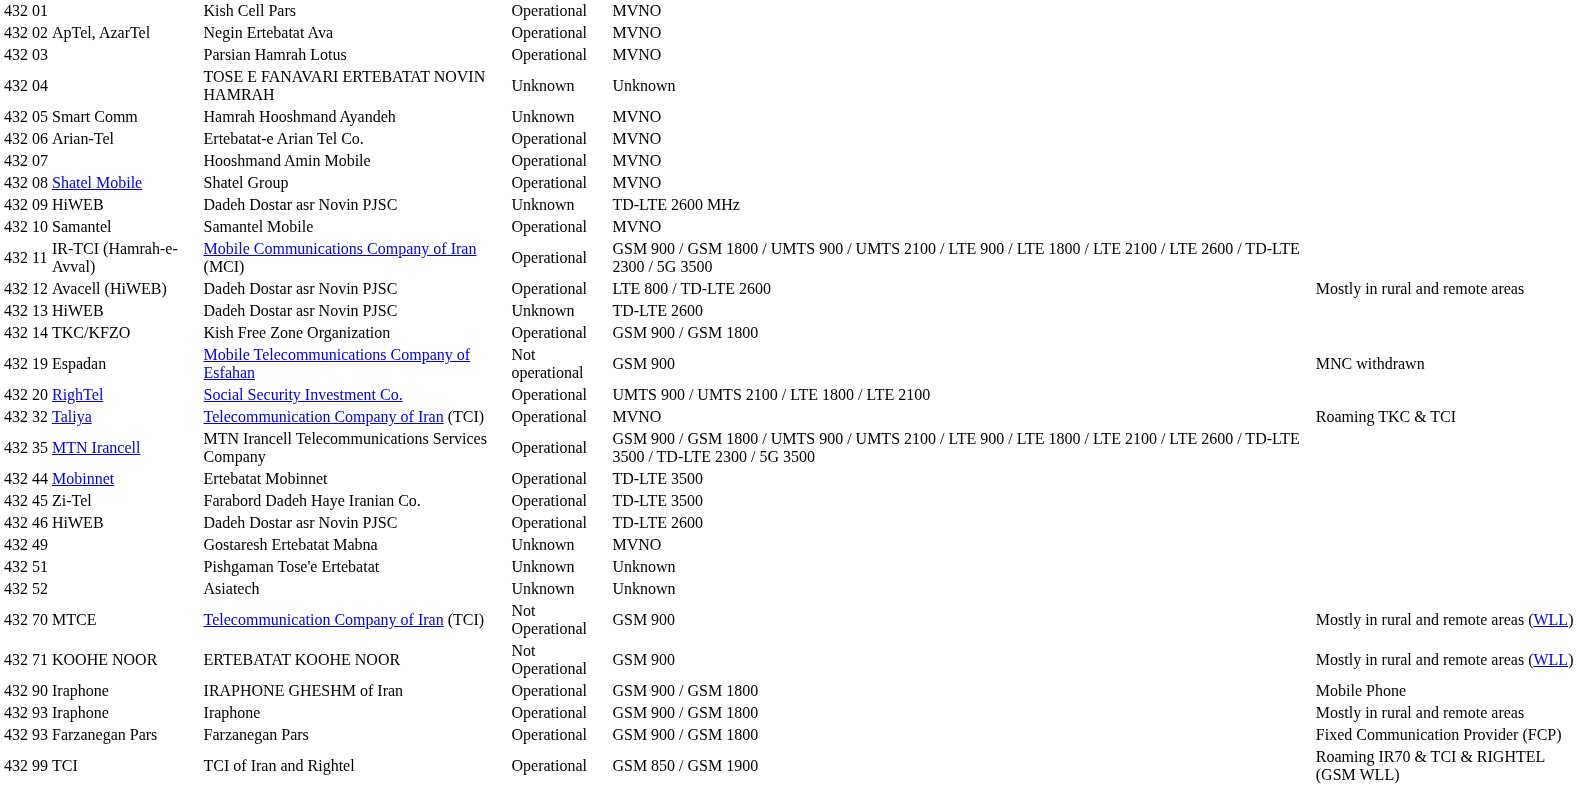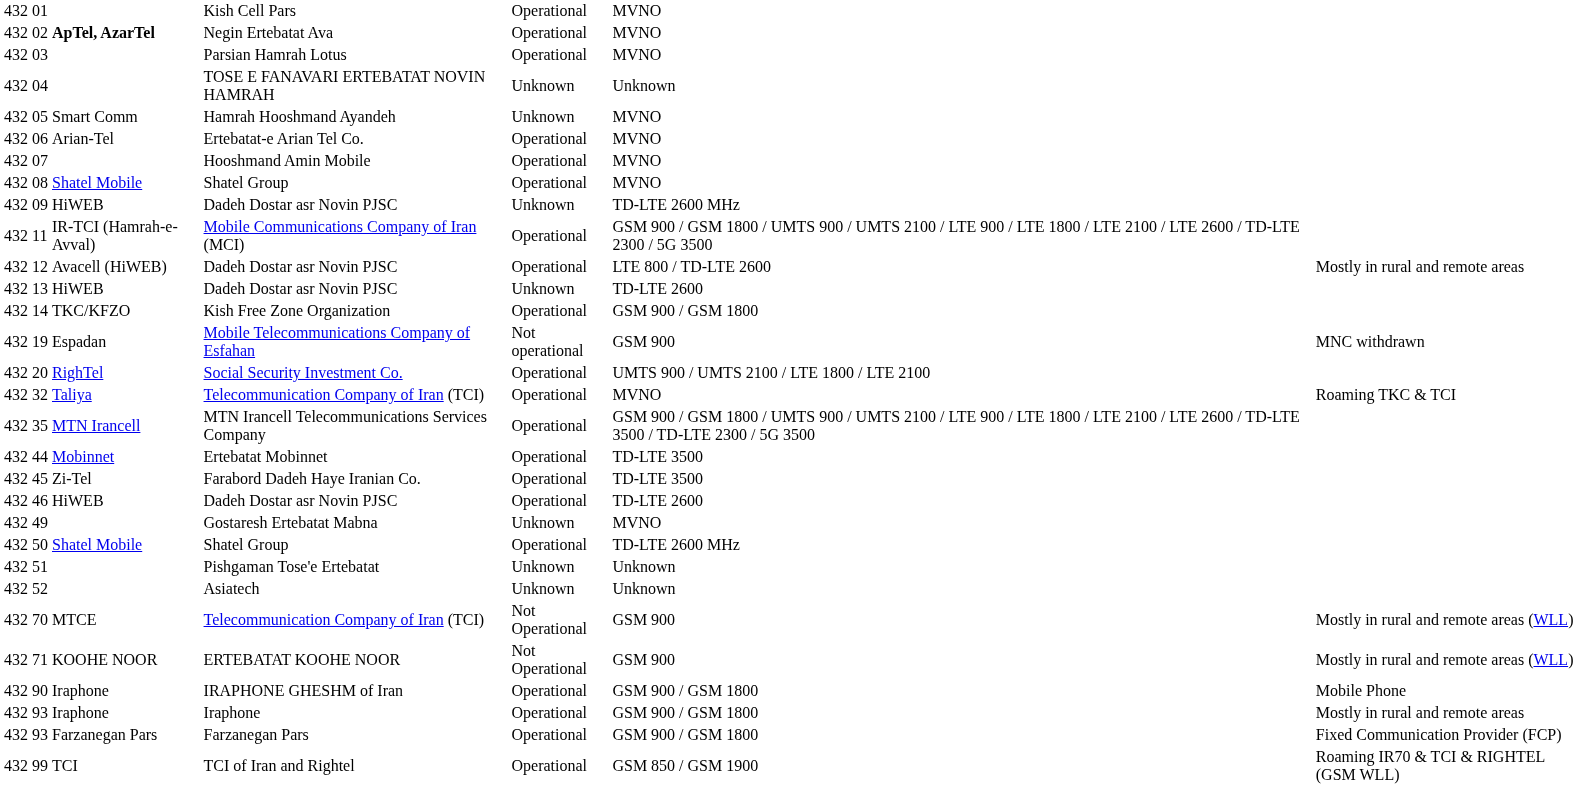(101, 32) normal -> (103, 32) bold
- row: (40, 226)
+ row: (40, 544)
